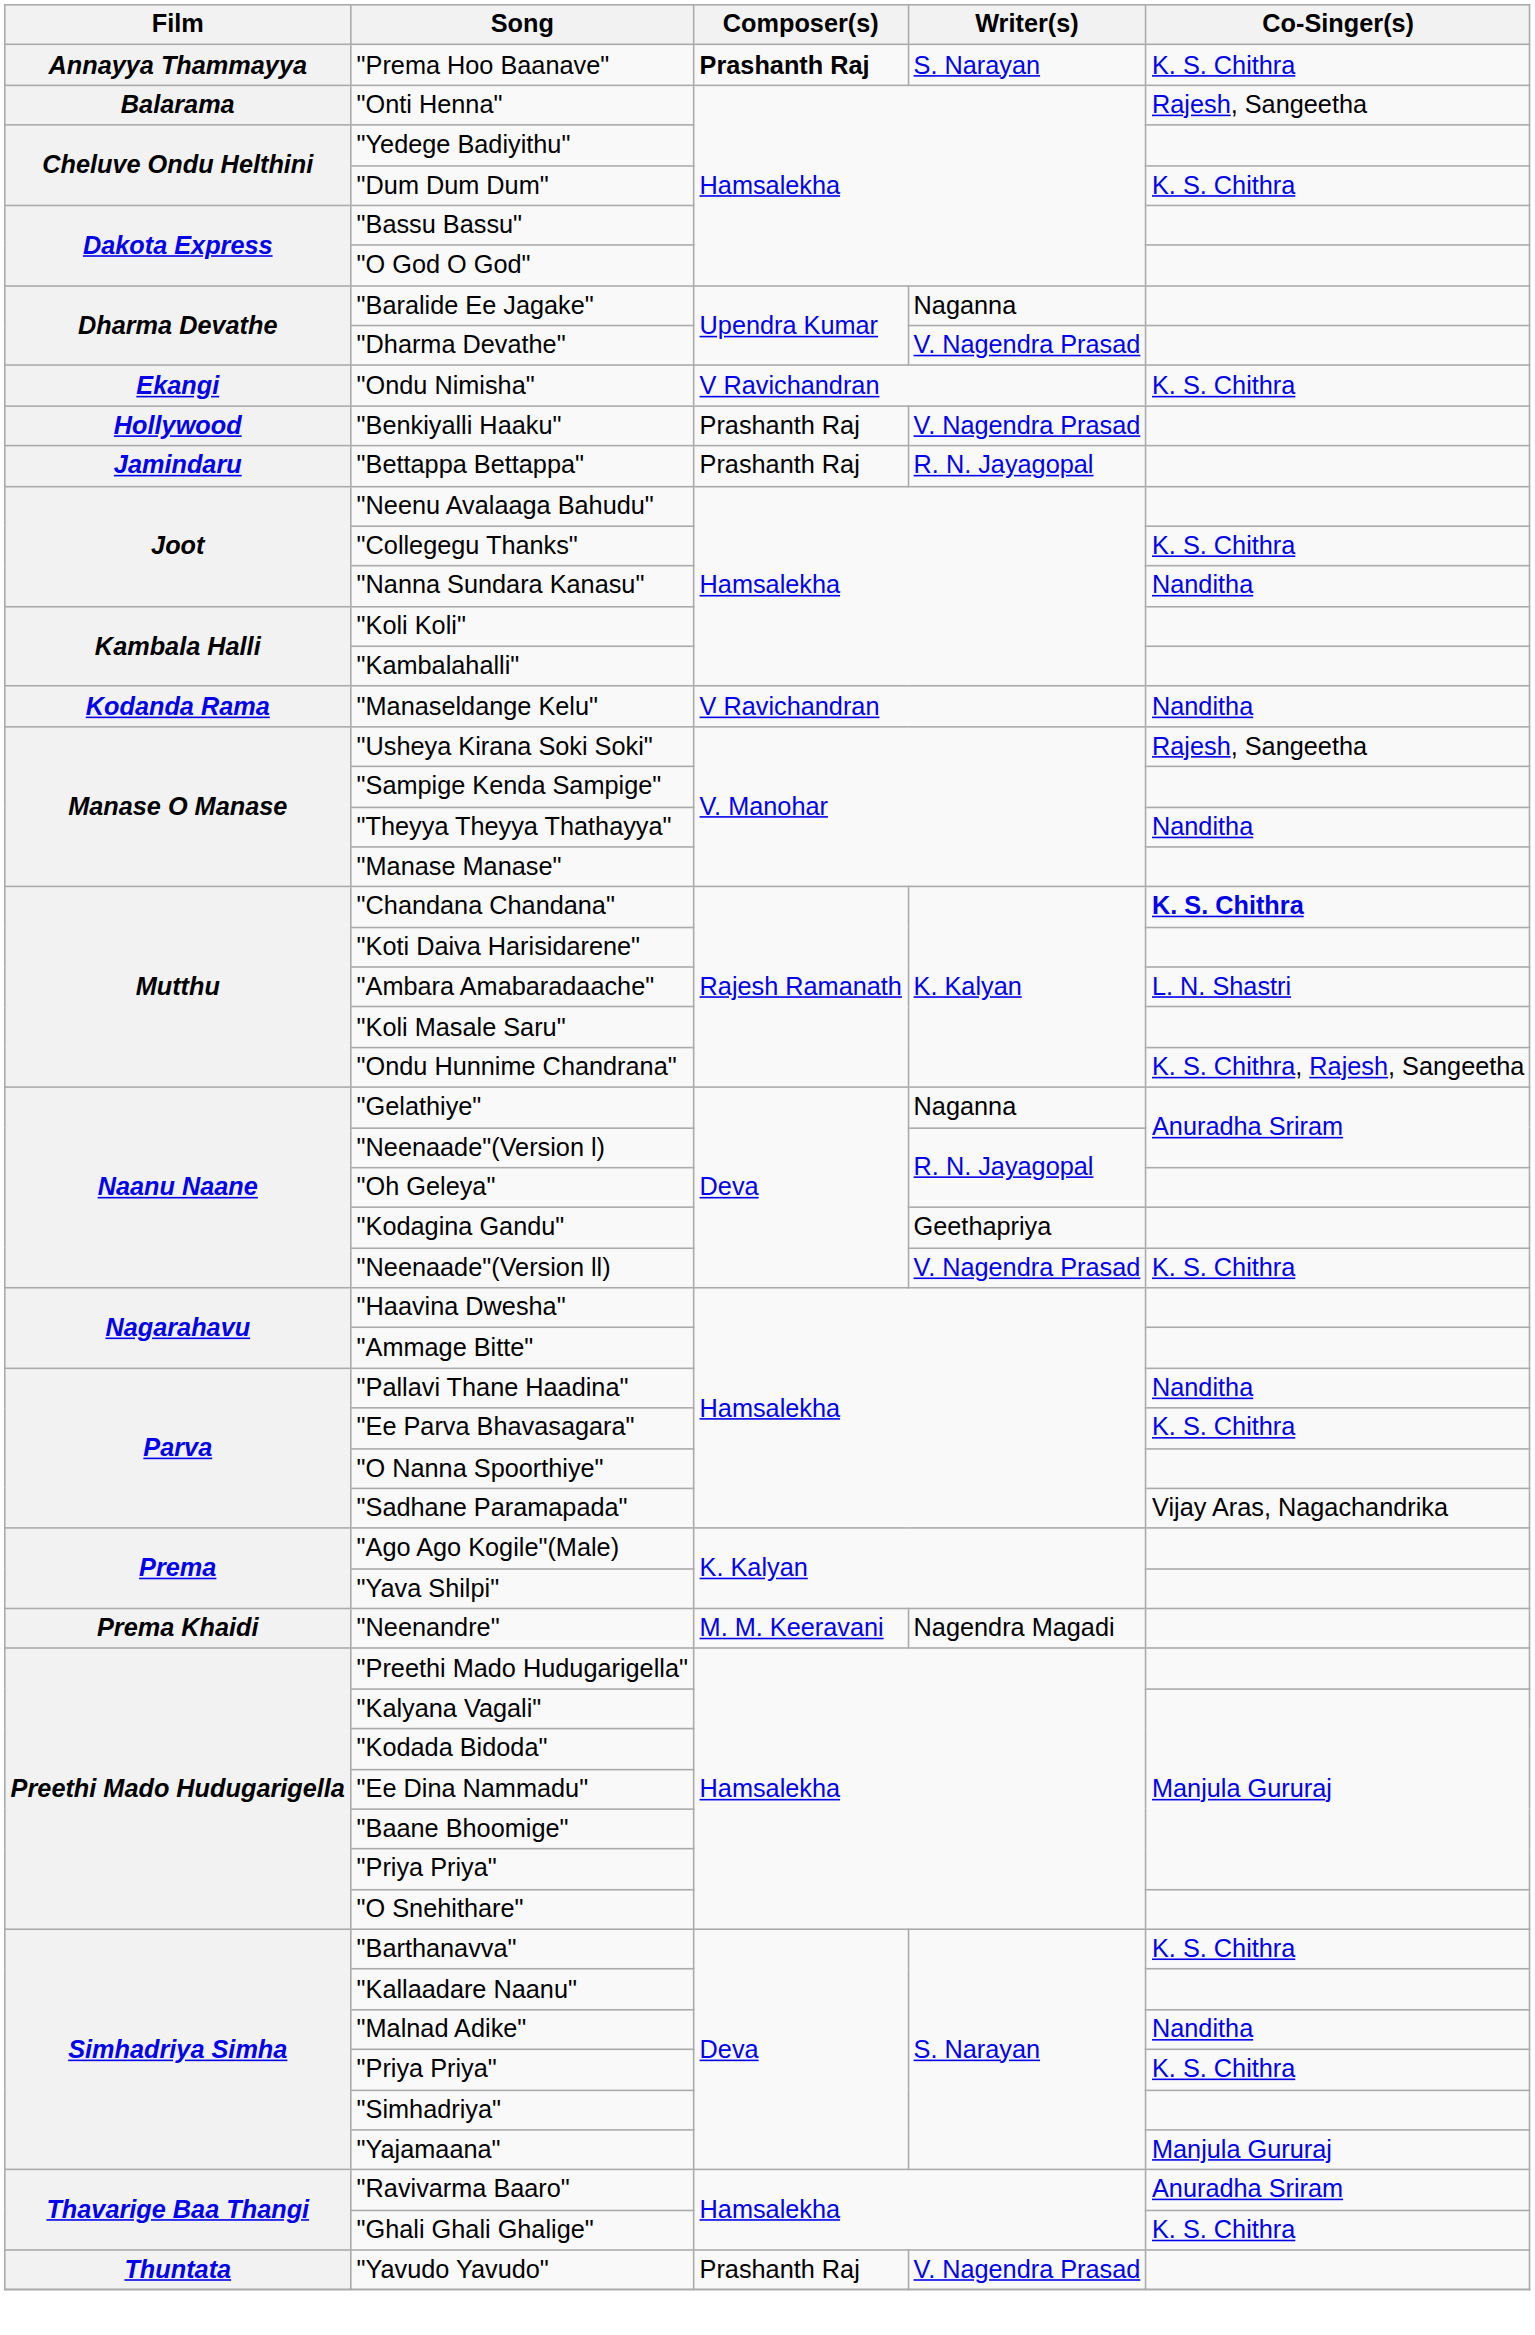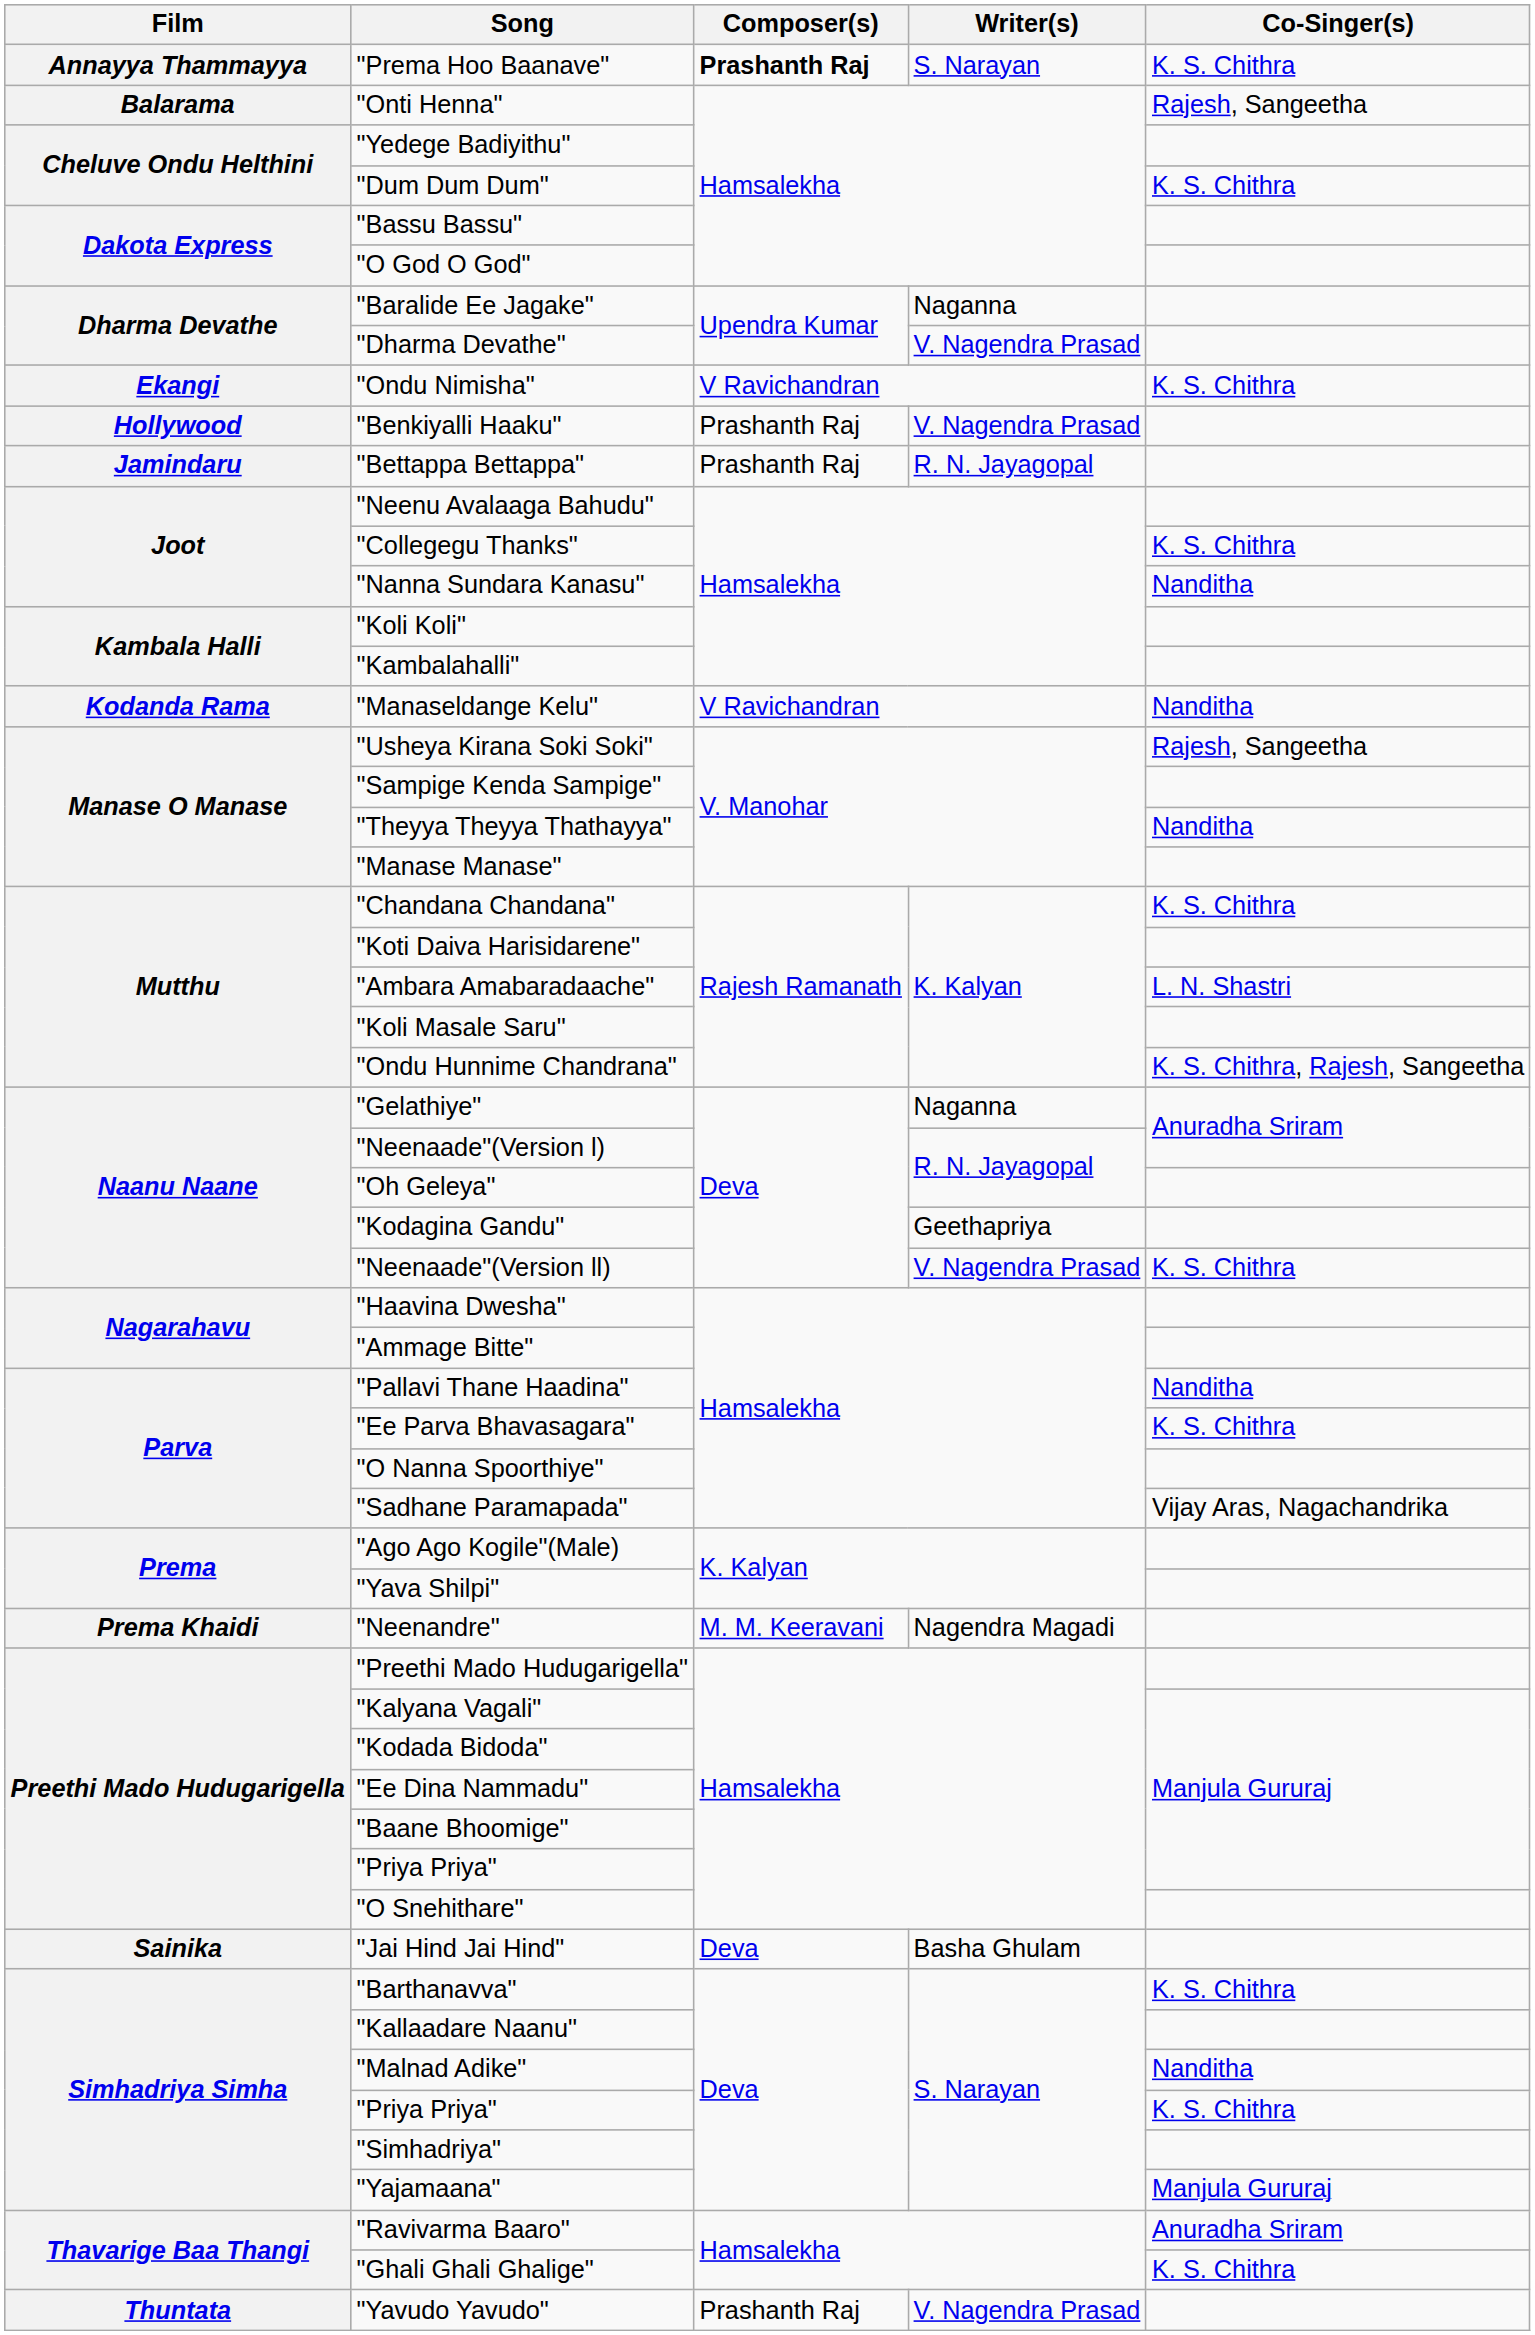(1228, 906) bold -> (1224, 906) normal
+ row: (178, 1948)
